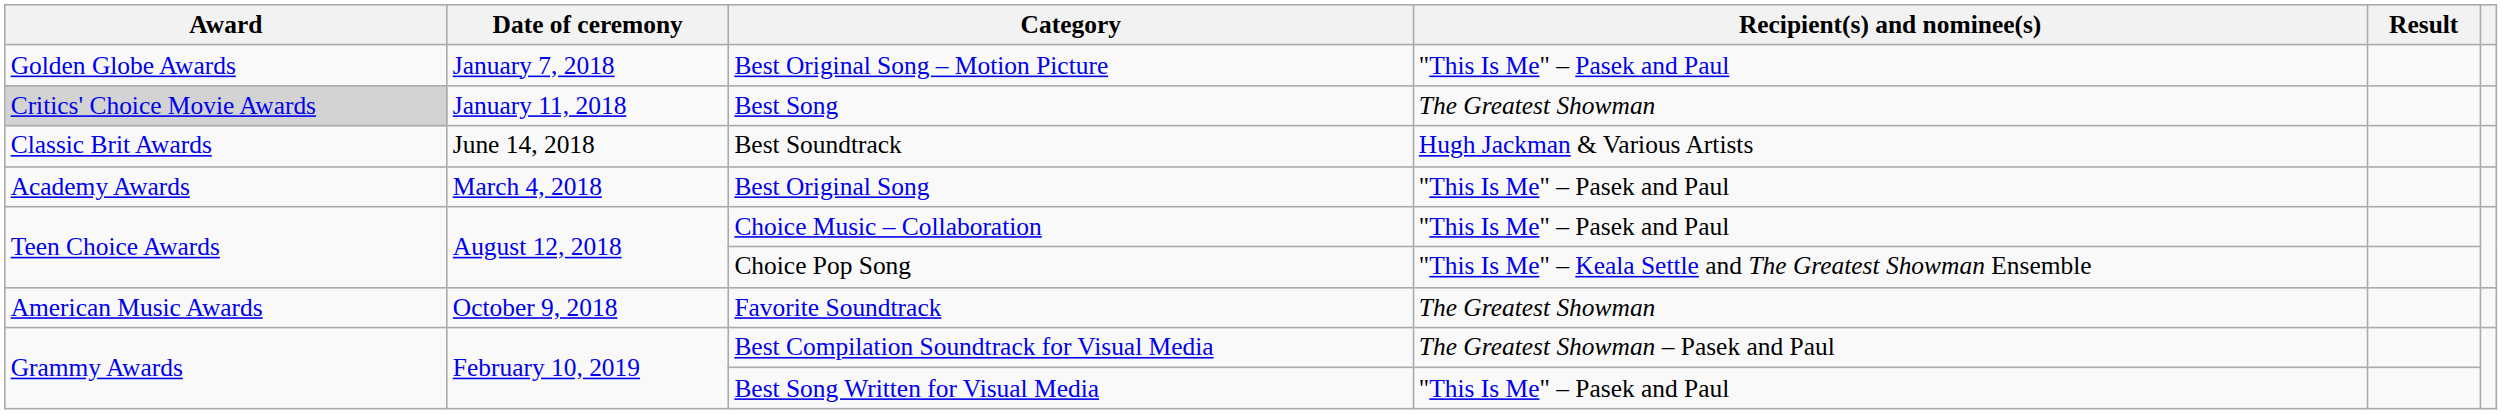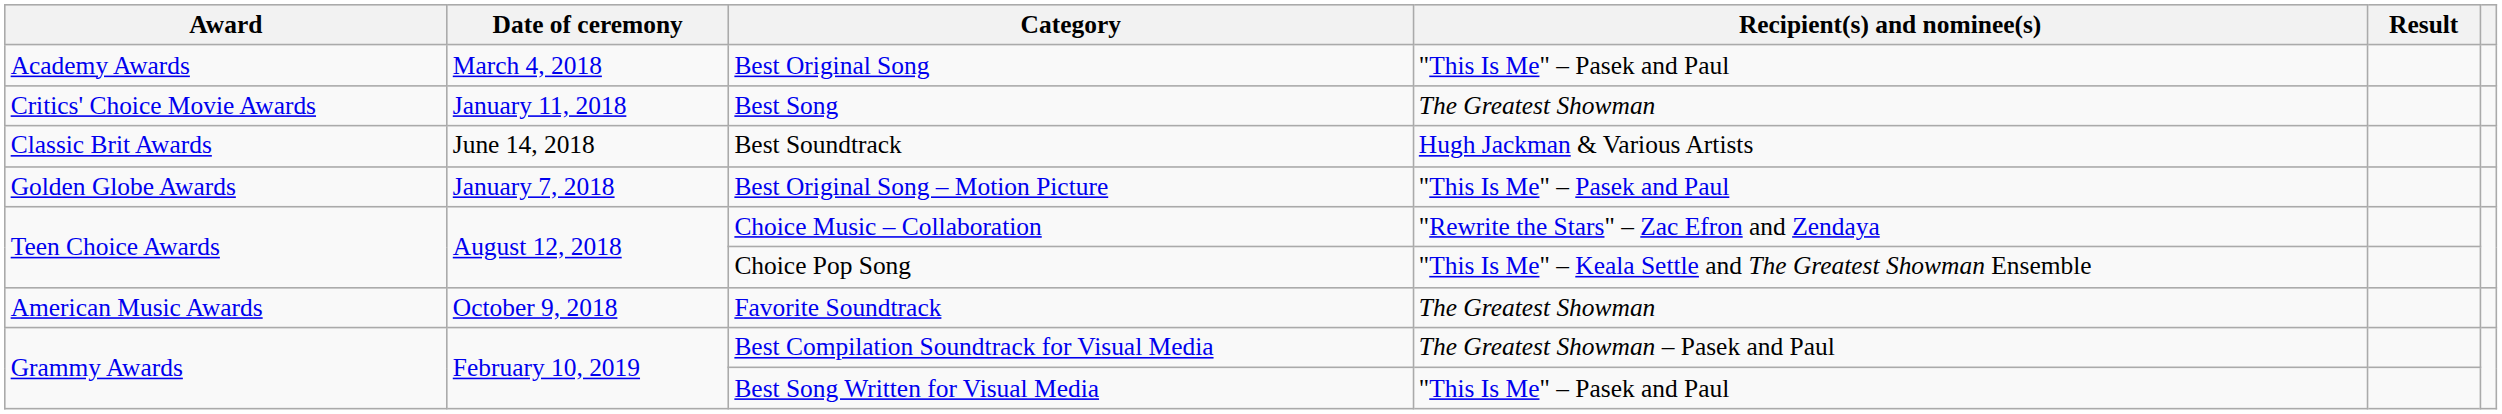rows swapped: (921, 65) <-> (832, 186)
(163, 105) lightgrey background -> (163, 105) no background
(1574, 226) "This Is Me" – Pasek and Paul -> (1649, 226) "Rewrite the Stars" – Zac Efron and Zendaya
